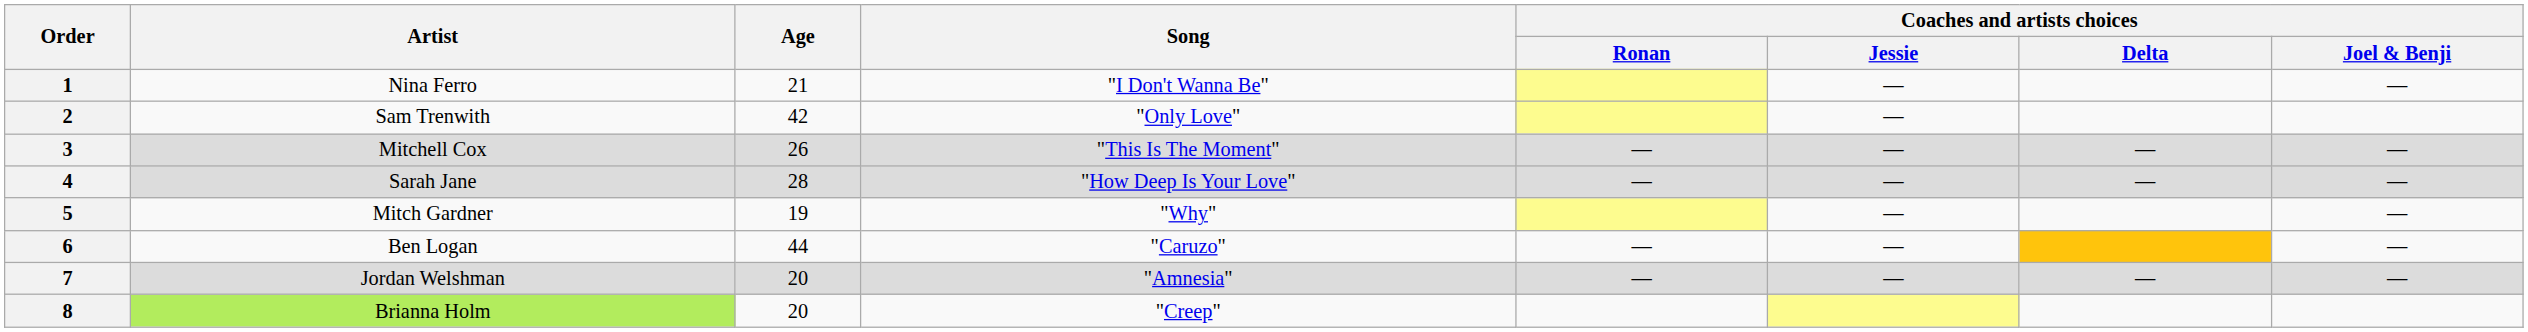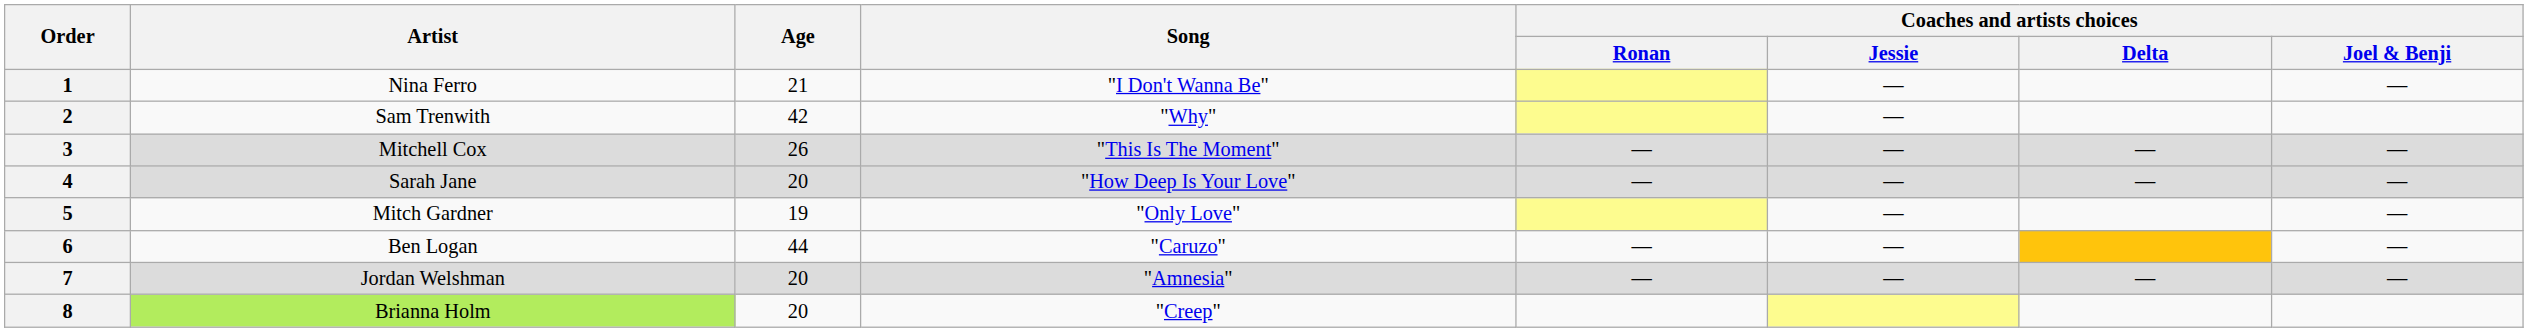(1188, 117) "Only Love" -> (1188, 117) "Why"
(798, 181) 28 -> (798, 181) 20
(1188, 213) "Why" -> (1188, 213) "Only Love"
